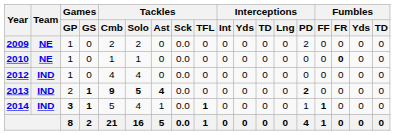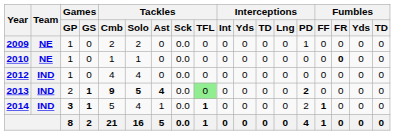(306, 43) 2 -> (306, 43) 1
(205, 91) no background -> (205, 91) lightgreen background
(306, 106) 1 -> (306, 106) 2
